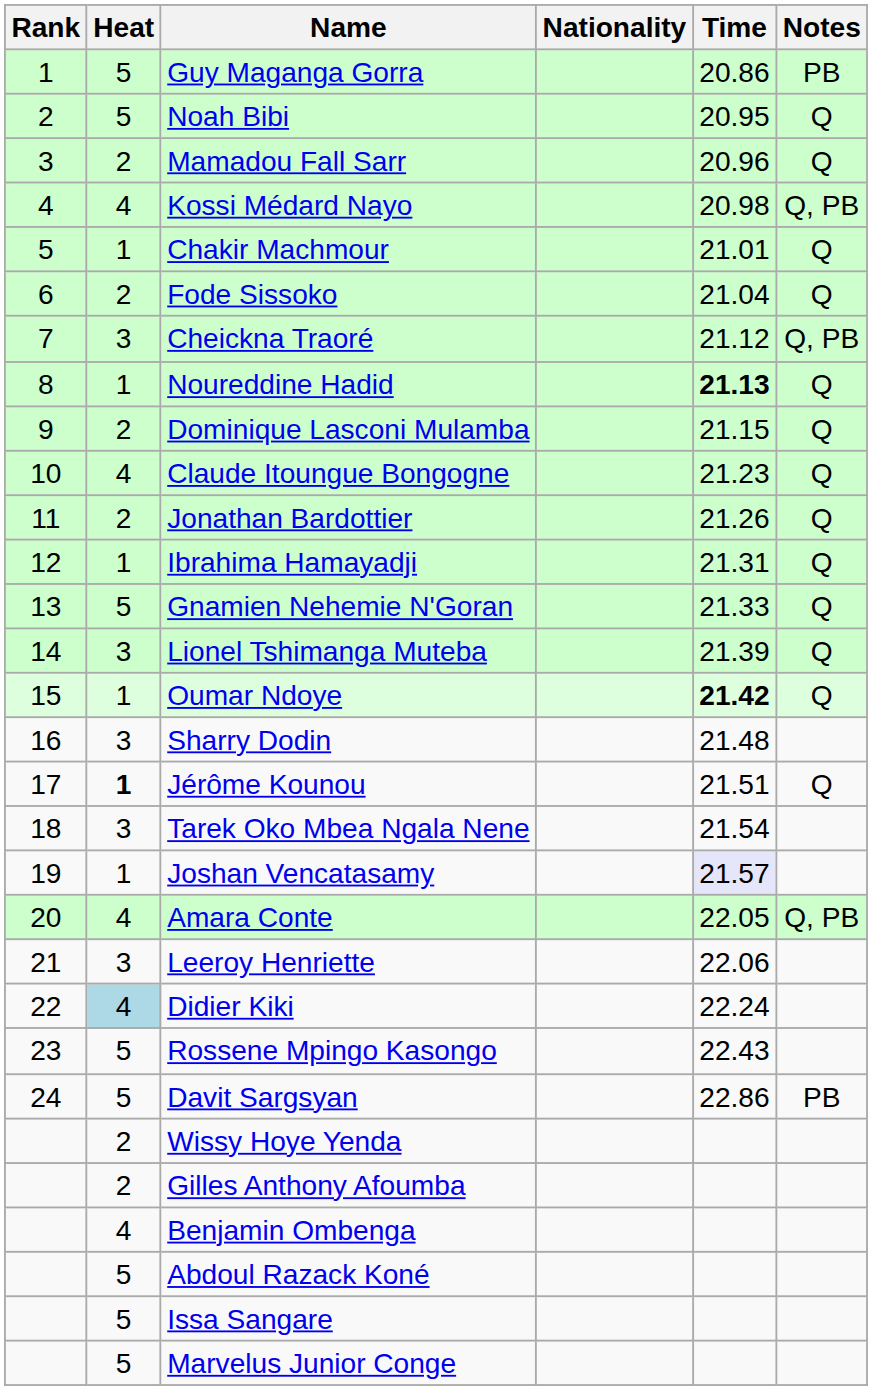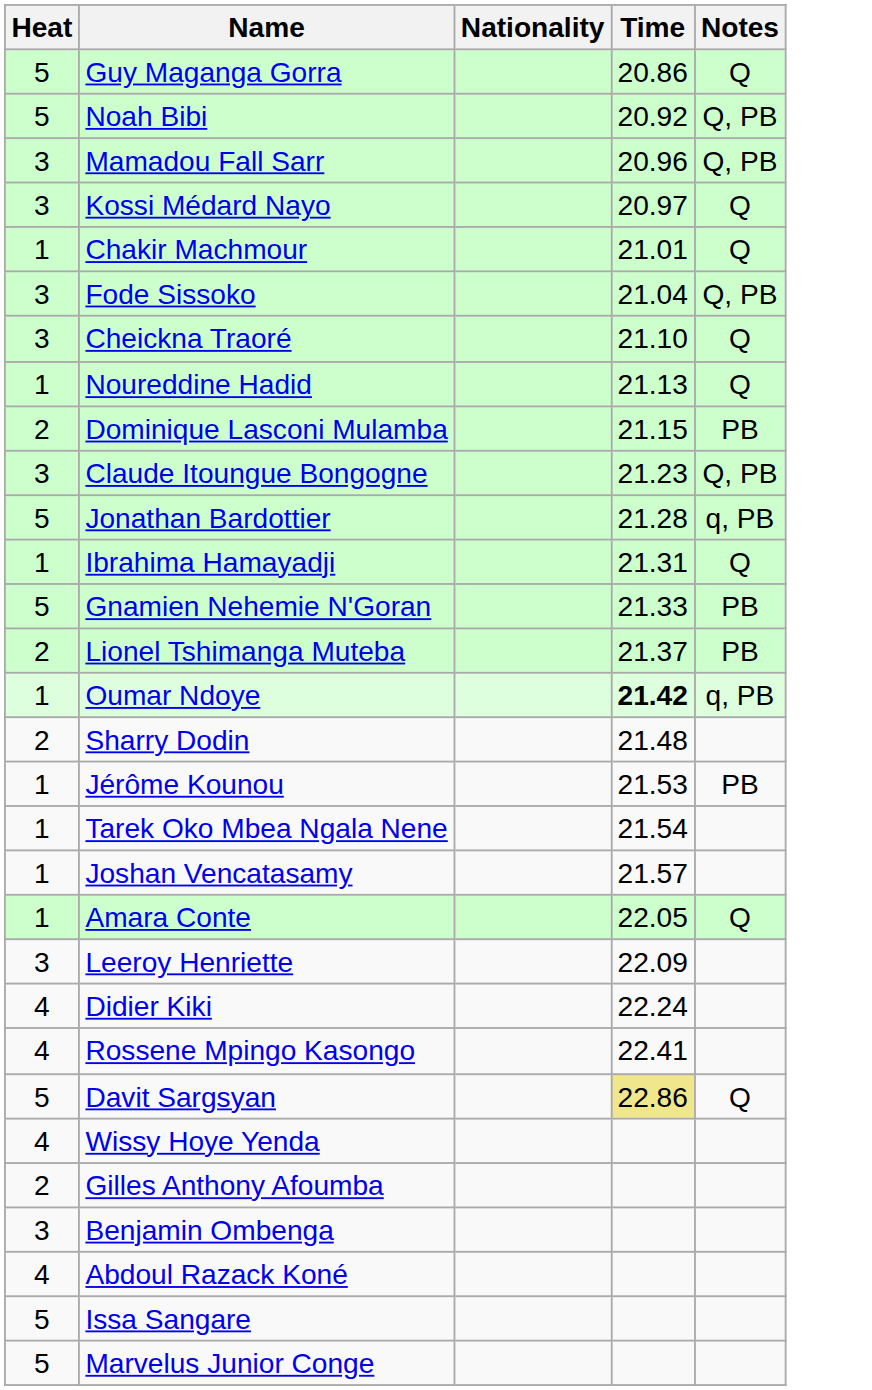- column: (46, 27)
(822, 72) PB -> (740, 72) Q
(734, 116) 20.95 -> (653, 116) 20.92
(822, 116) Q -> (740, 116) Q, PB
(124, 161) 2 -> (42, 161) 3
(822, 161) Q -> (740, 161) Q, PB
(124, 205) 4 -> (42, 205) 3
(734, 205) 20.98 -> (653, 205) 20.97
(822, 205) Q, PB -> (740, 205) Q
(124, 294) 2 -> (42, 294) 3
(822, 294) Q -> (740, 294) Q, PB
(734, 339) 21.12 -> (653, 339) 21.10
(822, 339) Q, PB -> (740, 339) Q
(734, 383) bold -> (653, 383) normal
(822, 428) Q -> (740, 428) PB
(124, 473) 4 -> (42, 473) 3
(822, 473) Q -> (740, 473) Q, PB
(124, 517) 2 -> (42, 517) 5
(734, 517) 21.26 -> (653, 517) 21.28
(822, 517) Q -> (740, 517) q, PB
(822, 606) Q -> (740, 606) PB
(124, 651) 3 -> (42, 651) 2
(734, 651) 21.39 -> (653, 651) 21.37
(822, 651) Q -> (740, 651) PB
(822, 695) Q -> (740, 695) q, PB
(124, 740) 3 -> (42, 740) 2
(124, 784) bold -> (42, 784) normal
(734, 784) 21.51 -> (653, 784) 21.53
(822, 784) Q -> (740, 784) PB
(124, 829) 3 -> (42, 829) 1
(734, 873) lavender background -> (653, 873) no background
(124, 918) 4 -> (42, 918) 1
(822, 918) Q, PB -> (740, 918) Q
(734, 962) 22.06 -> (653, 962) 22.09
(124, 1007) lightblue background -> (42, 1007) no background
(124, 1051) 5 -> (42, 1051) 4
(734, 1051) 22.43 -> (653, 1051) 22.41
(734, 1096) no background -> (653, 1096) khaki background
(822, 1096) PB -> (740, 1096) Q
(124, 1140) 2 -> (42, 1140) 4
(124, 1229) 4 -> (42, 1229) 3
(124, 1274) 5 -> (42, 1274) 4
